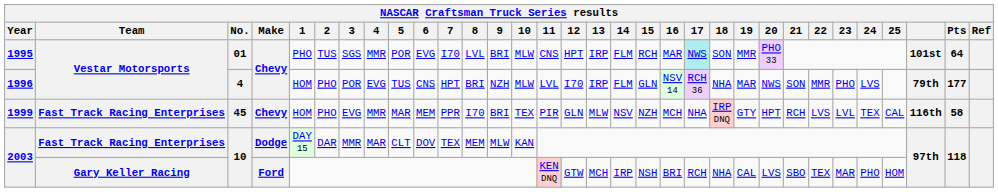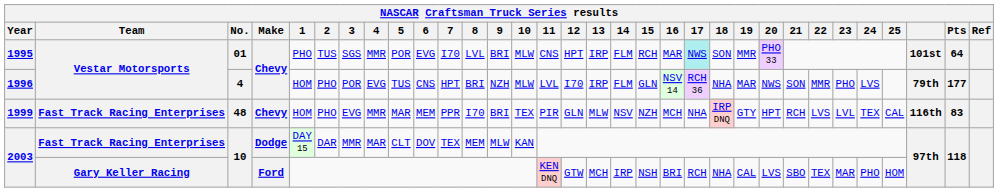(240, 113) 45 -> (240, 113) 48
(957, 113) 58 -> (957, 113) 83
